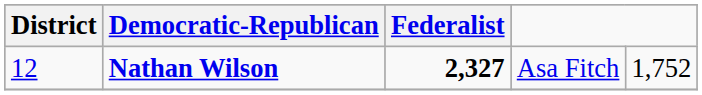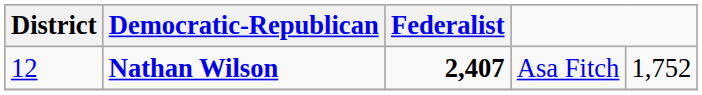(475, 67) 2,327 -> (475, 67) 2,407
